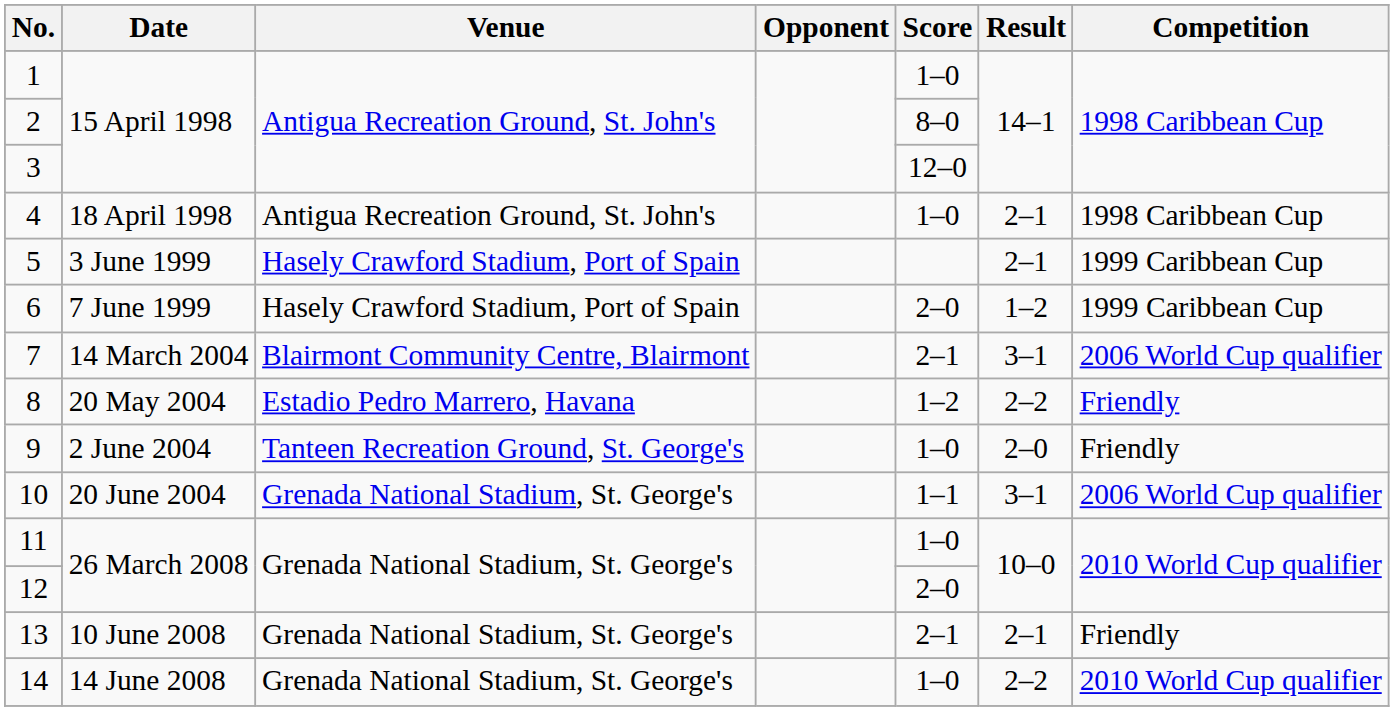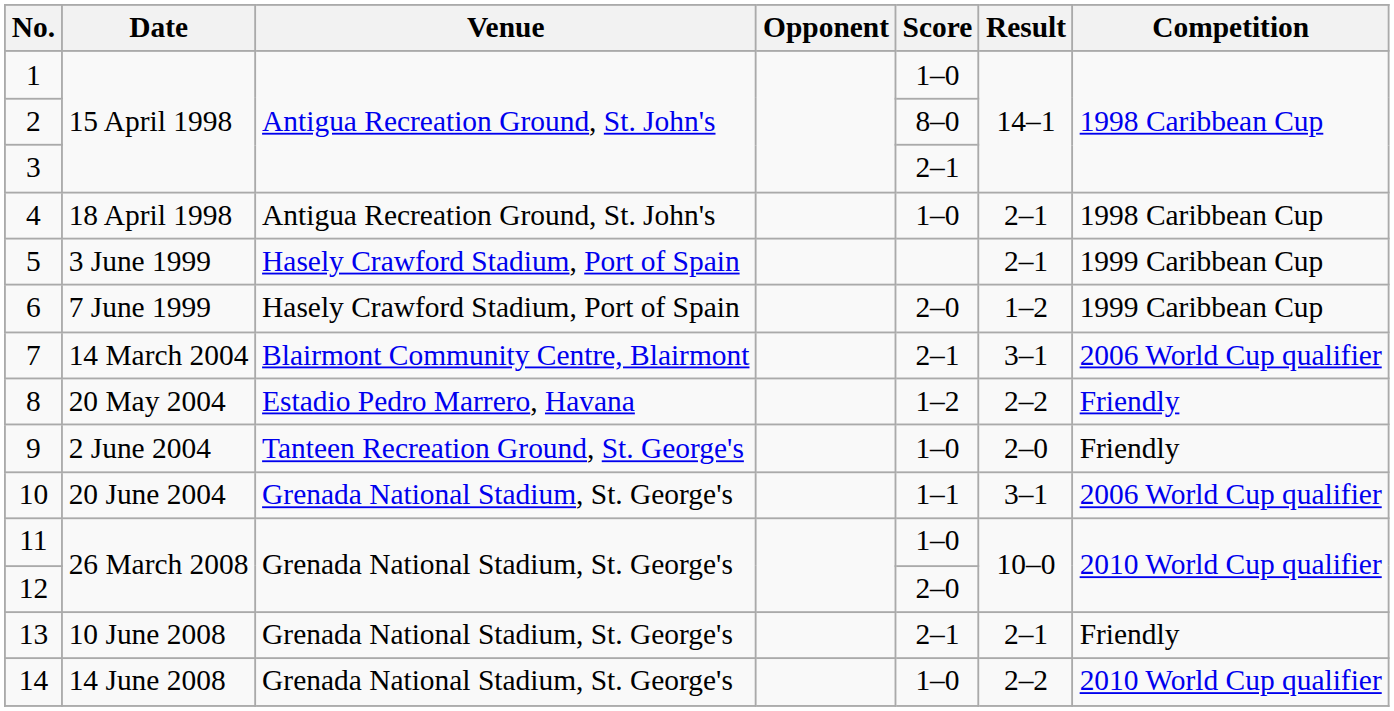(937, 167) 12–0 -> (937, 167) 2–1
